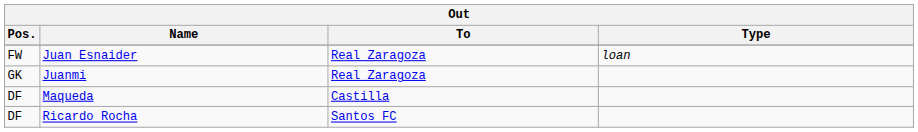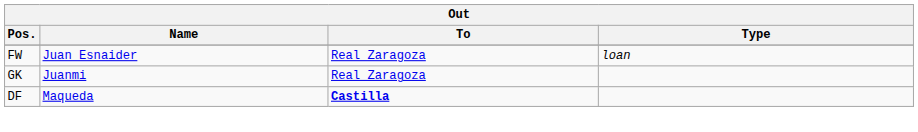(360, 96) normal -> (360, 96) bold
- row: (90, 117)
